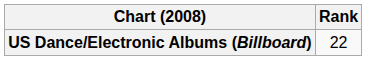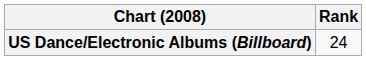(339, 42) 22 -> (339, 42) 24
